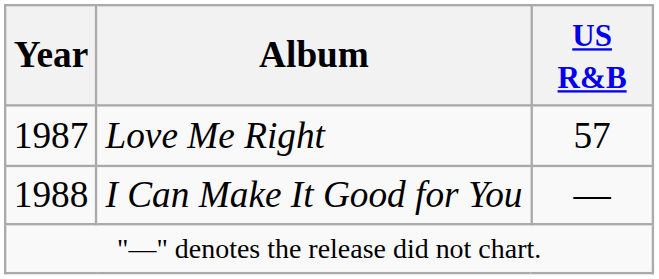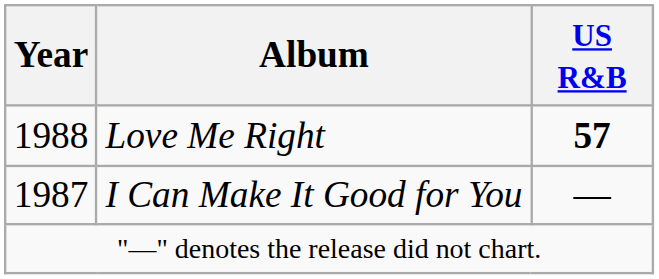(51, 135) 1987 -> (51, 135) 1988
(592, 135) normal -> (592, 135) bold
(51, 194) 1988 -> (51, 194) 1987
